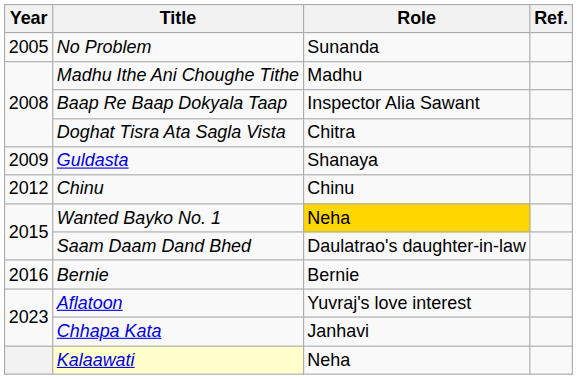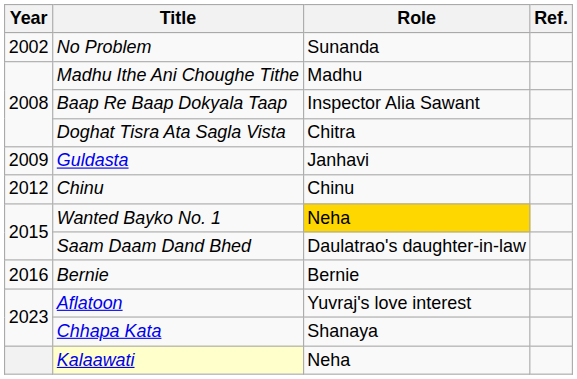(29, 47) 2005 -> (29, 47) 2002
(343, 160) Shanaya -> (338, 160) Janhavi
(338, 331) Janhavi -> (343, 331) Shanaya
